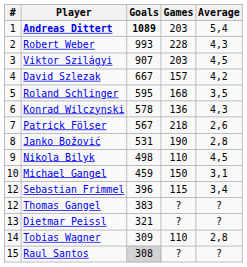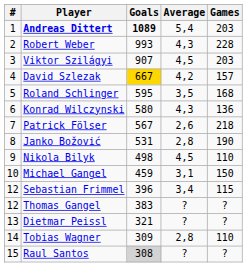columns swapped: (178, 12) <-> (219, 12)
(144, 77) no background -> (144, 77) gold background
(144, 109) 578 -> (144, 109) 580
